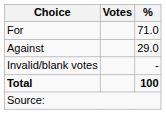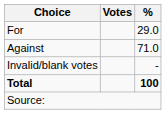(148, 30) 71.0 -> (148, 30) 29.0
(148, 48) 29.0 -> (148, 48) 71.0
